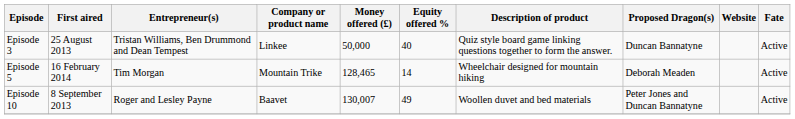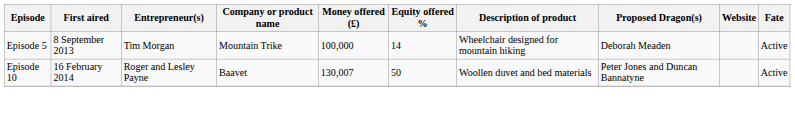- row: (23, 45)
(75, 72) 16 February 2014 -> (79, 45) 8 September 2013
(359, 72) 128,465 -> (337, 45) 100,000
(76, 100) 8 September 2013 -> (78, 72) 16 February 2014
(406, 100) 49 -> (396, 72) 50
